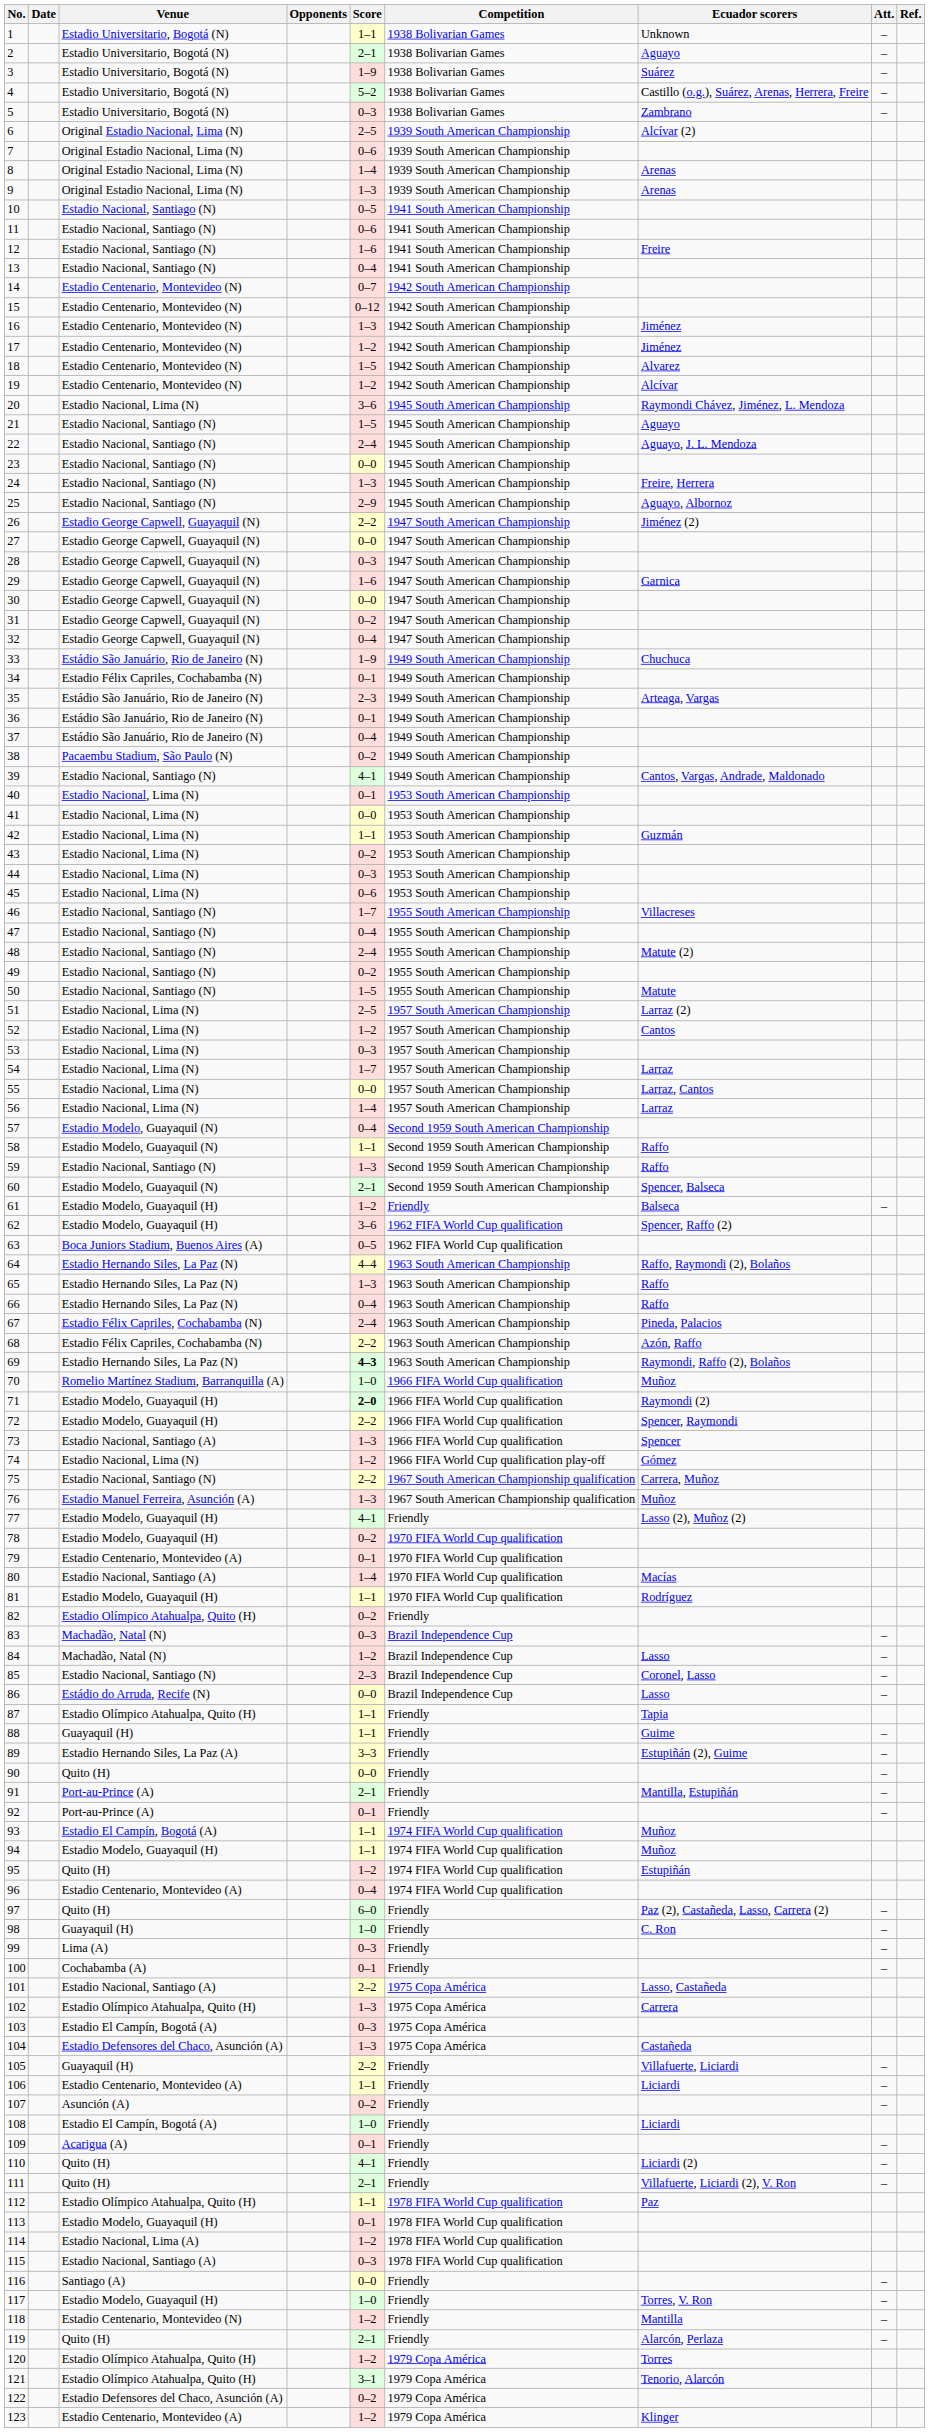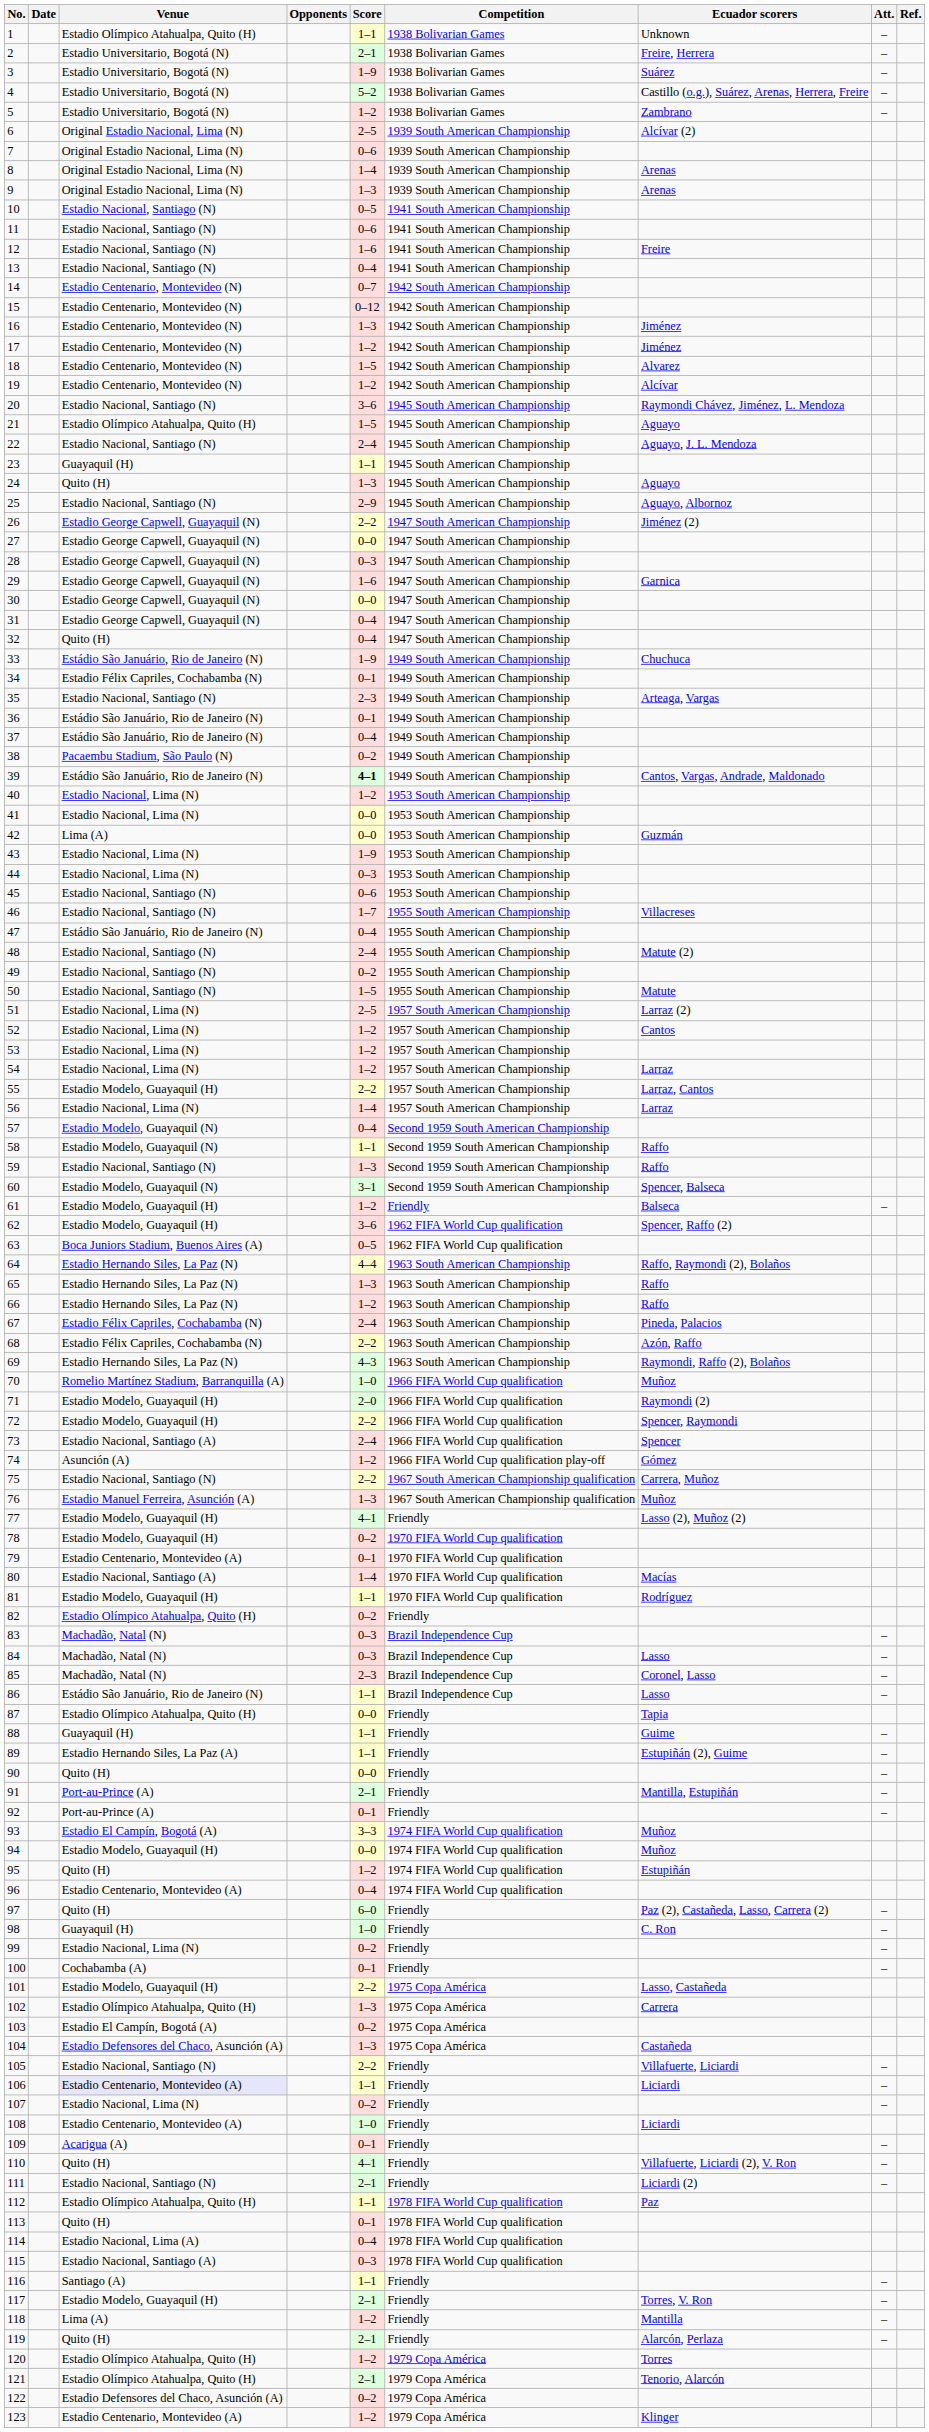(145, 33) Estadio Universitario, Bogotá (N) -> (159, 33) Estadio Olímpico Atahualpa, Quito (H)
(660, 53) Aguayo -> (678, 53) Freire, Herrera
(367, 111) 0–3 -> (367, 111) 1–2
(130, 405) Estadio Nacional, Lima (N) -> (139, 405) Estadio Nacional, Santiago (N)
(139, 424) Estadio Nacional, Santiago (N) -> (159, 424) Estadio Olímpico Atahualpa, Quito (H)
(139, 463) Estadio Nacional, Santiago (N) -> (97, 463) Guayaquil (H)
(367, 463) 0–0 -> (367, 463) 1–1
(139, 483) Estadio Nacional, Santiago (N) -> (86, 483) Quito (H)
(678, 483) Freire, Herrera -> (660, 483) Aguayo
(367, 619) 0–2 -> (367, 619) 0–4
(161, 639) Estadio George Capwell, Guayaquil (N) -> (86, 639) Quito (H)
(162, 698) Estádio São Januário, Rio de Janeiro (N) -> (139, 698) Estadio Nacional, Santiago (N)
(139, 776) Estadio Nacional, Santiago (N) -> (162, 776) Estádio São Januário, Rio de Janeiro (N)
(367, 776) normal -> (367, 776) bold
(367, 795) 0–1 -> (367, 795) 1–2
(130, 834) Estadio Nacional, Lima (N) -> (85, 834) Lima (A)
(367, 834) 1–1 -> (367, 834) 0–0
(367, 854) 0–2 -> (367, 854) 1–9
(130, 893) Estadio Nacional, Lima (N) -> (139, 893) Estadio Nacional, Santiago (N)
(139, 932) Estadio Nacional, Santiago (N) -> (162, 932) Estádio São Januário, Rio de Janeiro (N)
(367, 1049) 0–3 -> (367, 1049) 1–2
(367, 1069) 1–7 -> (367, 1069) 1–2
(130, 1088) Estadio Nacional, Lima (N) -> (140, 1088) Estadio Modelo, Guayaquil (H)
(367, 1088) 0–0 -> (367, 1088) 2–2
(367, 1186) 2–1 -> (367, 1186) 3–1
(367, 1303) 0–4 -> (367, 1303) 1–2
(367, 1362) bold -> (367, 1362) normal
(367, 1401) bold -> (367, 1401) normal
(367, 1440) 1–3 -> (367, 1440) 2–4
(130, 1460) Estadio Nacional, Lima (N) -> (95, 1460) Asunción (A)
(367, 1655) 1–2 -> (367, 1655) 0–3
(139, 1675) Estadio Nacional, Santiago (N) -> (114, 1675) Machadão, Natal (N)
(136, 1694) Estádio do Arruda, Recife (N) -> (162, 1694) Estádio São Januário, Rio de Janeiro (N)
(367, 1694) 0–0 -> (367, 1694) 1–1
(367, 1714) 1–1 -> (367, 1714) 0–0
(367, 1753) 3–3 -> (367, 1753) 1–1
(367, 1831) 1–1 -> (367, 1831) 3–3
(367, 1850) 1–1 -> (367, 1850) 0–0
(85, 1948) Lima (A) -> (130, 1948) Estadio Nacional, Lima (N)
(367, 1948) 0–3 -> (367, 1948) 0–2
(139, 1987) Estadio Nacional, Santiago (A) -> (140, 1987) Estadio Modelo, Guayaquil (H)
(367, 2026) 0–3 -> (367, 2026) 0–2
(97, 2065) Guayaquil (H) -> (139, 2065) Estadio Nacional, Santiago (N)
(152, 2085) no background -> (152, 2085) lavender background
(95, 2104) Asunción (A) -> (130, 2104) Estadio Nacional, Lima (N)
(139, 2124) Estadio El Campín, Bogotá (A) -> (152, 2124) Estadio Centenario, Montevideo (A)
(669, 2163) Liciardi (2) -> (719, 2163) Villafuerte, Liciardi (2), V. Ron
(86, 2183) Quito (H) -> (139, 2183) Estadio Nacional, Santiago (N)
(719, 2183) Villafuerte, Liciardi (2), V. Ron -> (669, 2183) Liciardi (2)
(140, 2222) Estadio Modelo, Guayaquil (H) -> (86, 2222) Quito (H)
(367, 2241) 1–2 -> (367, 2241) 0–4
(367, 2280) 0–0 -> (367, 2280) 1–1
(367, 2300) 1–0 -> (367, 2300) 2–1
(152, 2319) Estadio Centenario, Montevideo (N) -> (85, 2319) Lima (A)
(367, 2378) 3–1 -> (367, 2378) 2–1
